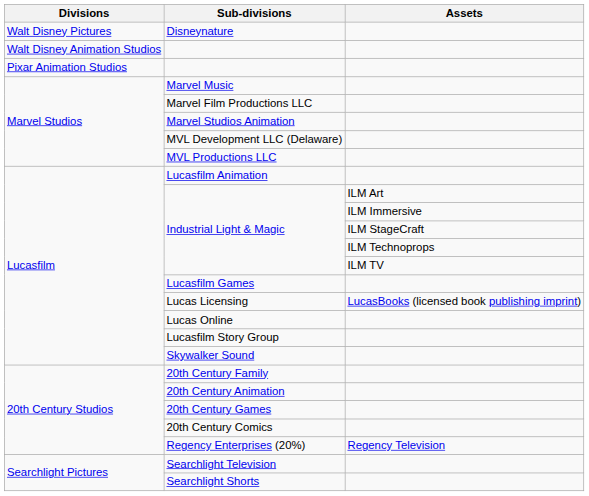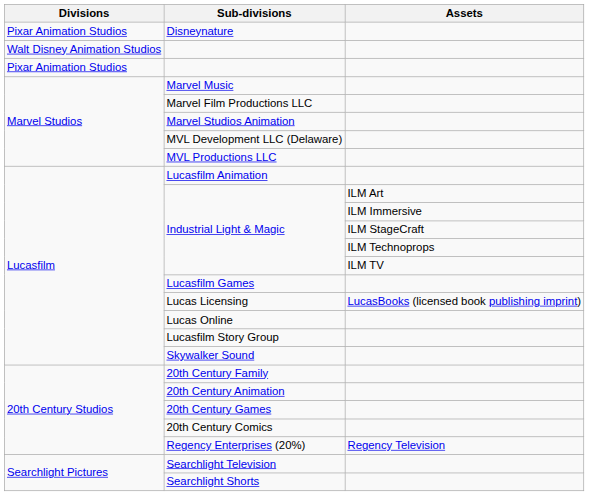(59, 31) Walt Disney Pictures -> (67, 31) Pixar Animation Studios
